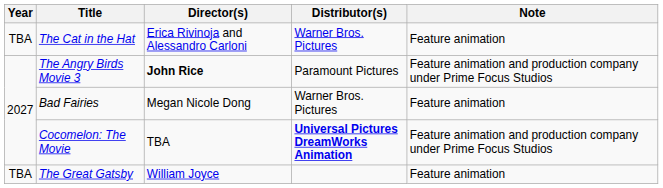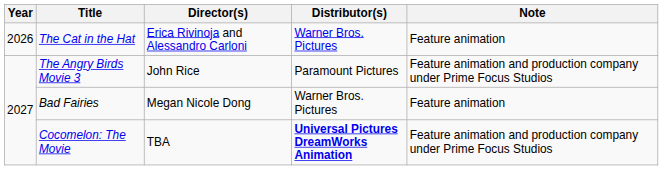(20, 39) TBA -> (20, 39) 2026
(175, 71) bold -> (173, 71) normal
- row: (86, 174)
